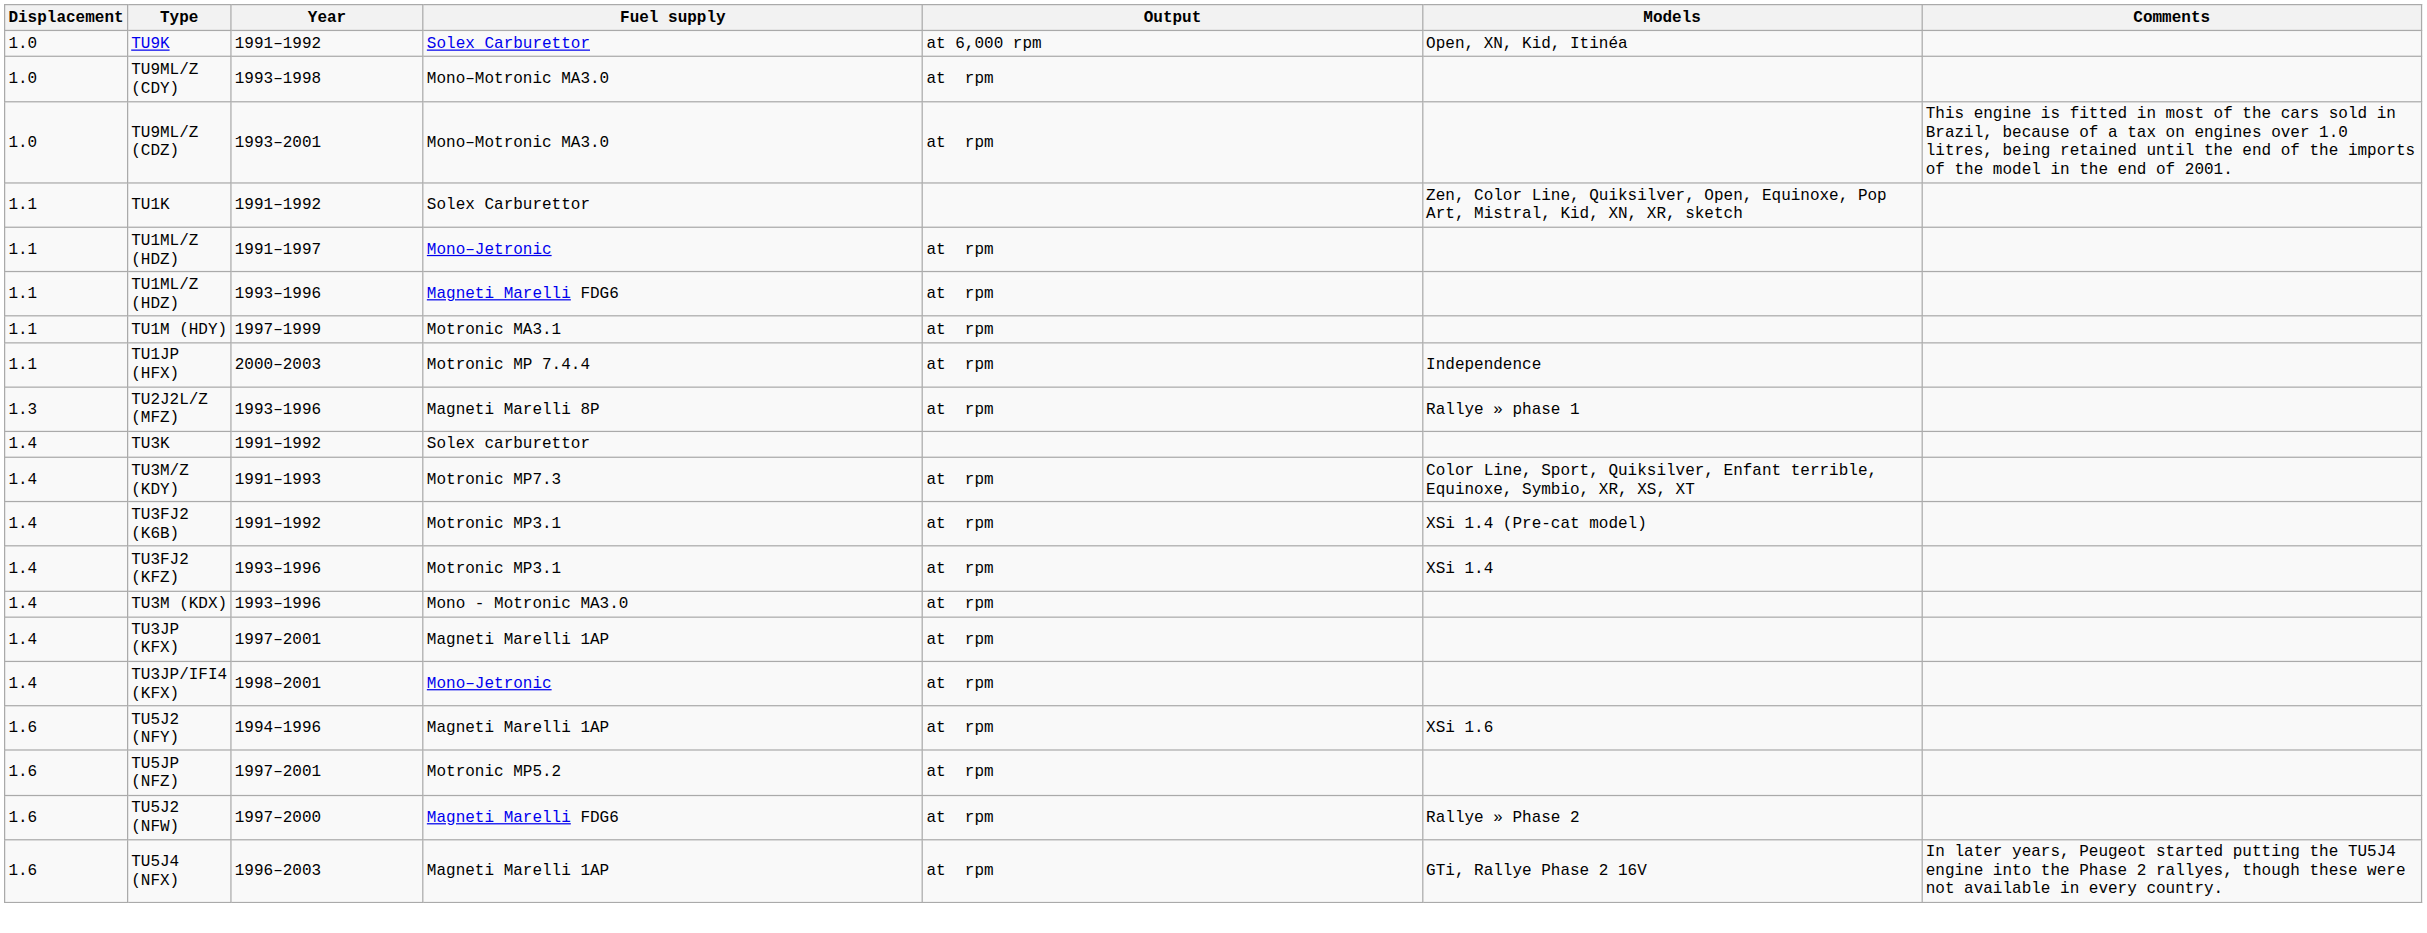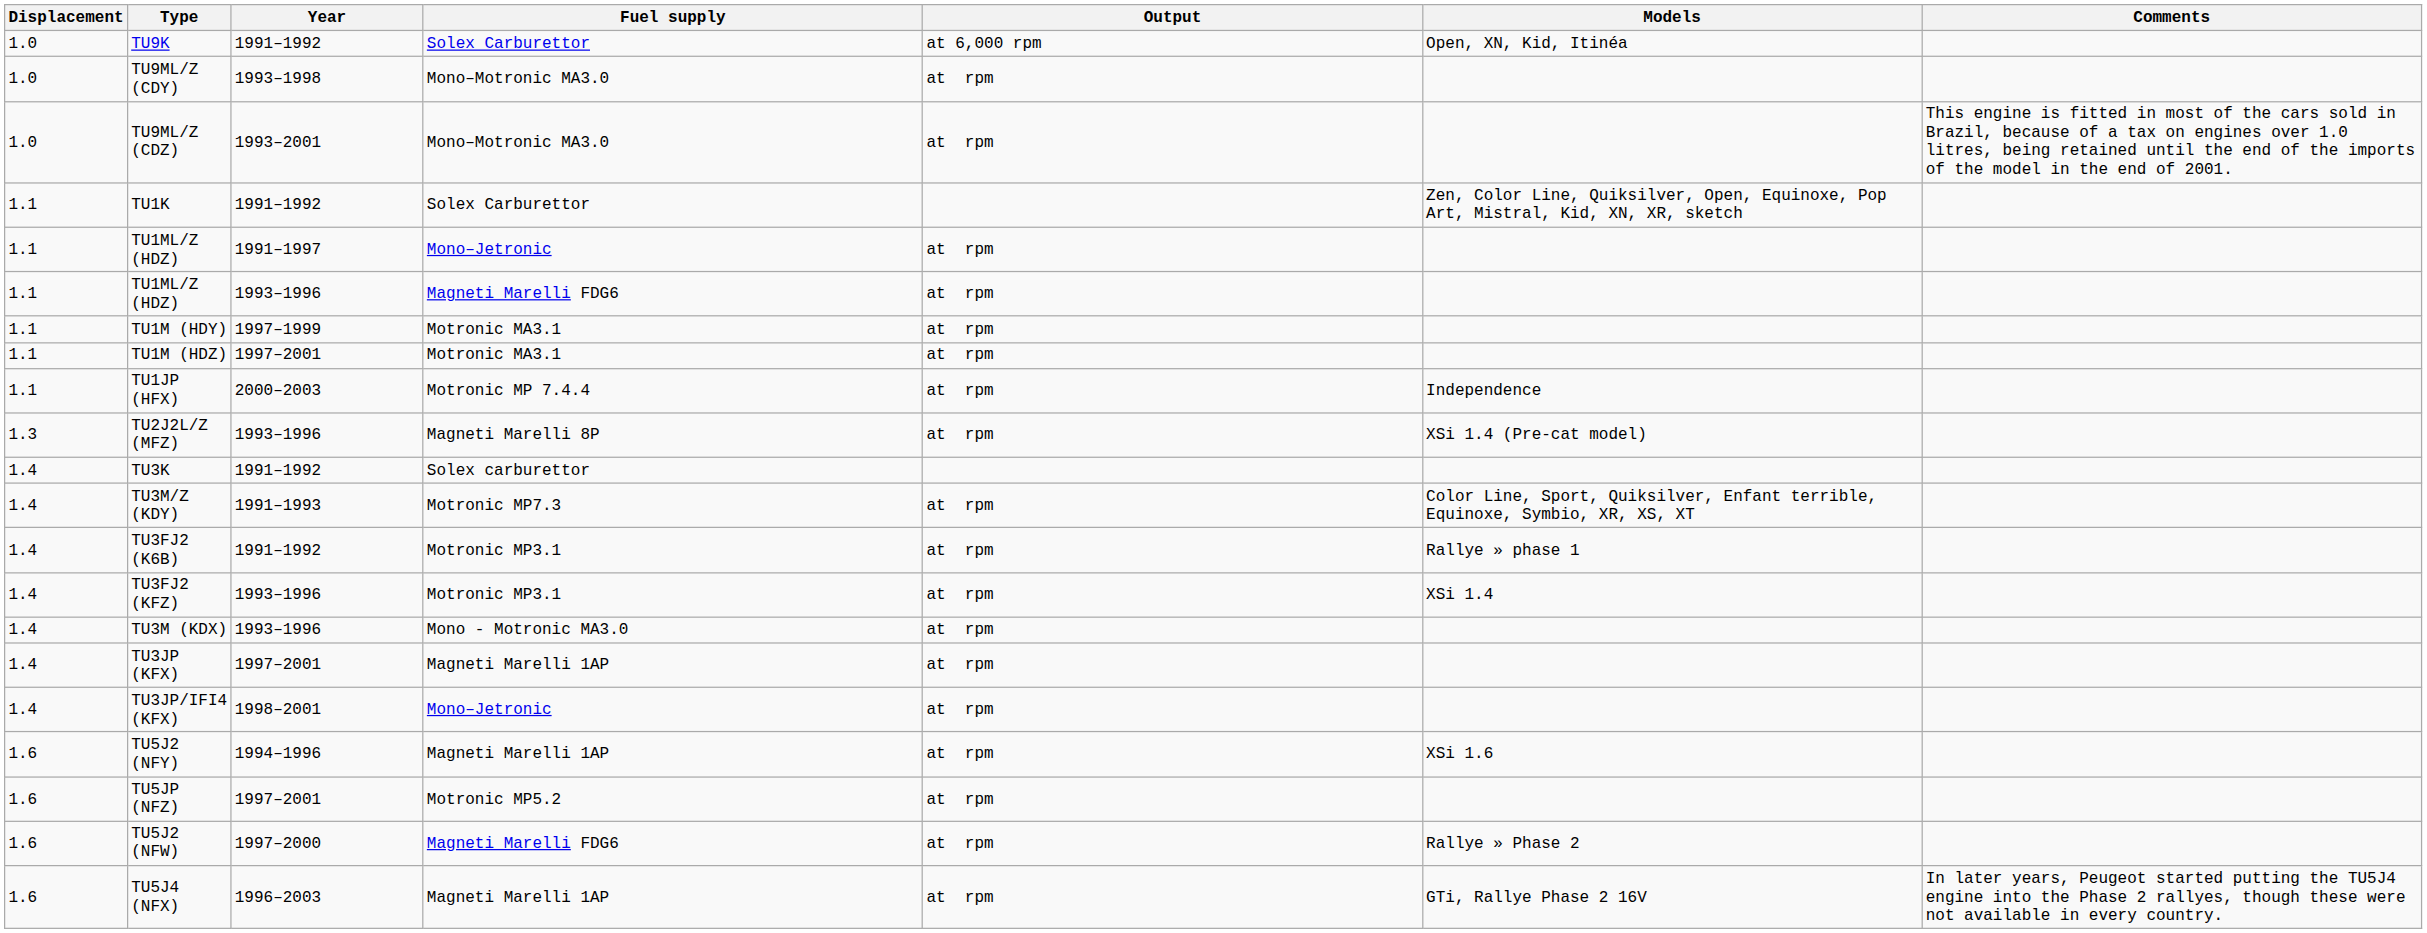+ row: (179, 355)
(1503, 409) Rallye » phase 1 -> (1536, 435) XSi 1.4 (Pre-cat model)
(1536, 524) XSi 1.4 (Pre-cat model) -> (1503, 550) Rallye » phase 1
